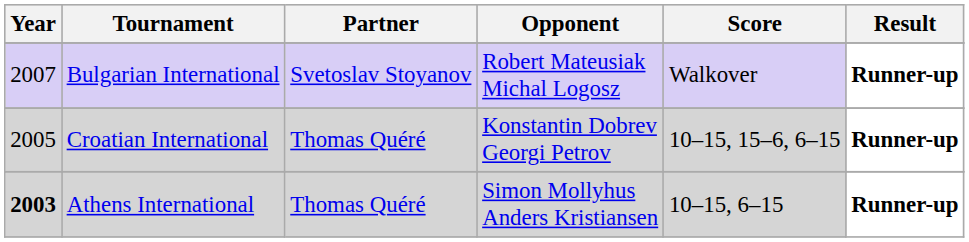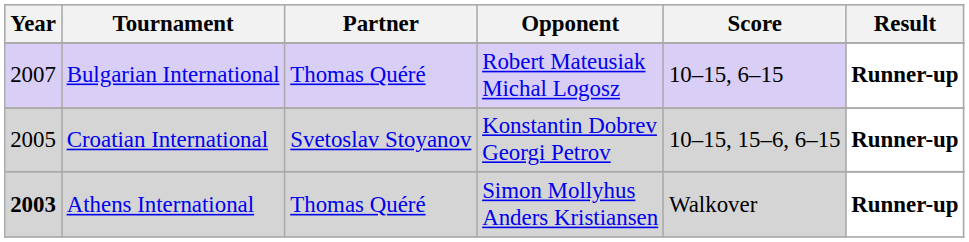(381, 75) Svetoslav Stoyanov -> (358, 75) Thomas Quéré
(713, 75) Walkover -> (726, 75) 10–15, 6–15
(358, 139) Thomas Quéré -> (381, 139) Svetoslav Stoyanov
(726, 204) 10–15, 6–15 -> (713, 204) Walkover
